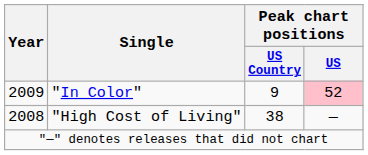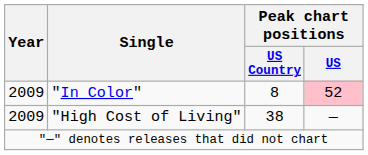(275, 93) 9 -> (275, 93) 8
(26, 117) 2008 -> (26, 117) 2009
